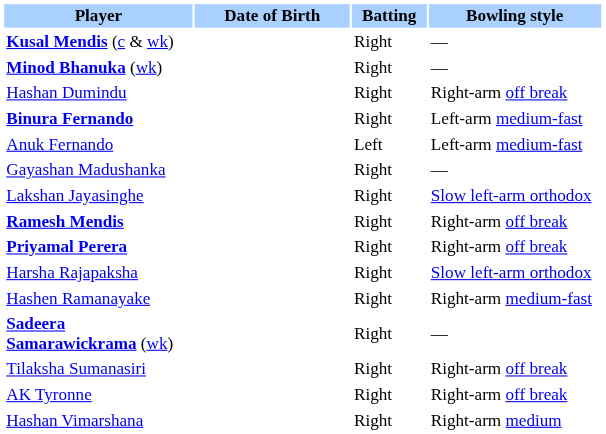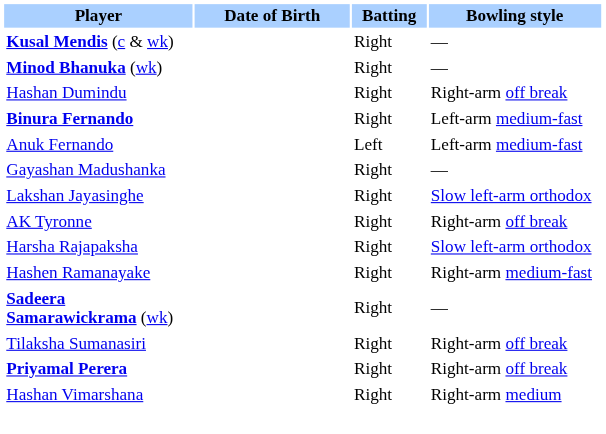- row: (65, 221)
rows swapped: (67, 246) <-> (49, 394)
